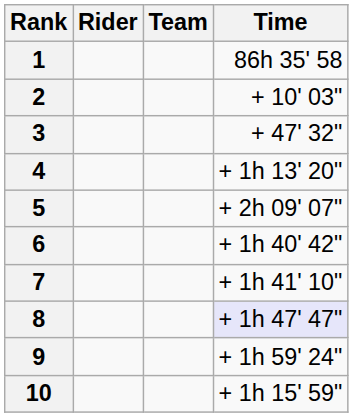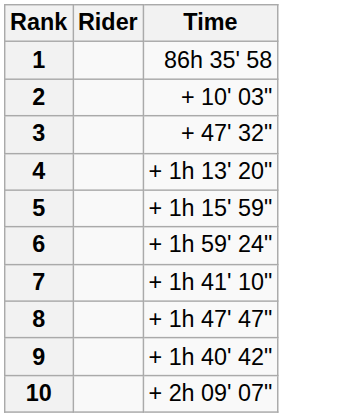- column: (178, 23)
(280, 208) + 2h 09' 07" -> (210, 208) + 1h 15' 59"
(280, 245) + 1h 40' 42" -> (210, 245) + 1h 59' 24"
(280, 319) lavender background -> (210, 319) no background
(280, 356) + 1h 59' 24" -> (210, 356) + 1h 40' 42"
(280, 393) + 1h 15' 59" -> (210, 393) + 2h 09' 07"
